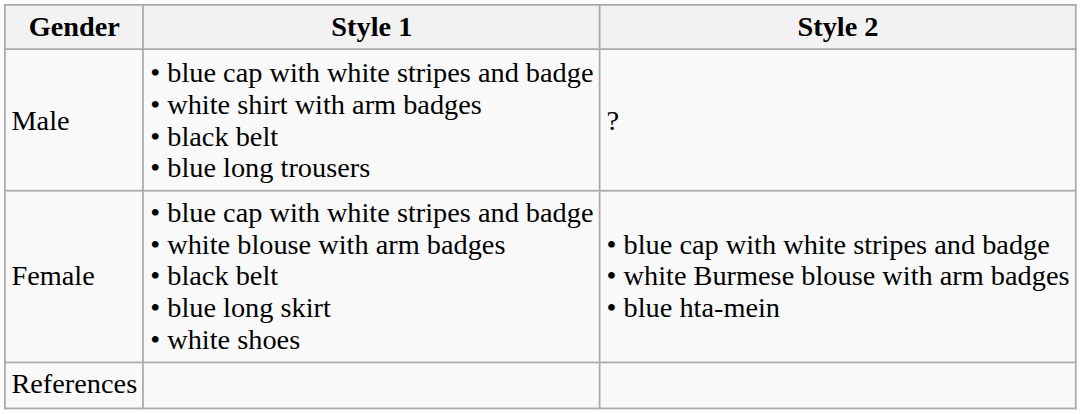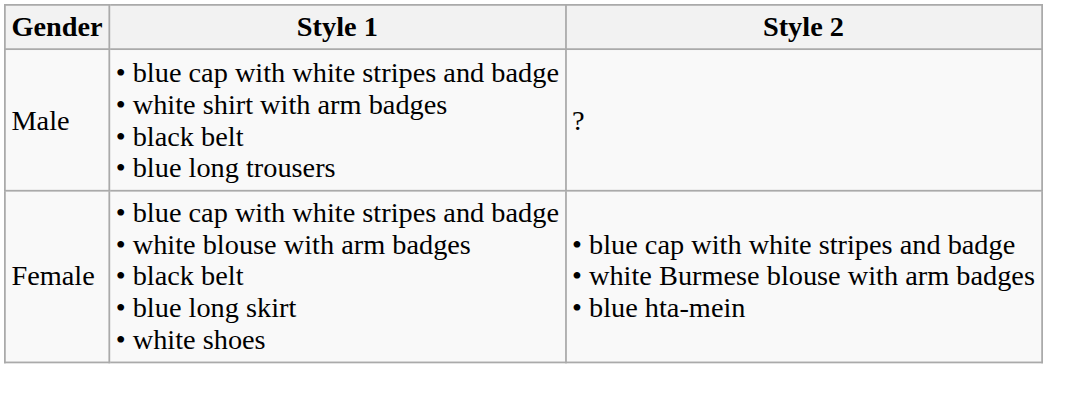- row: (74, 384)
